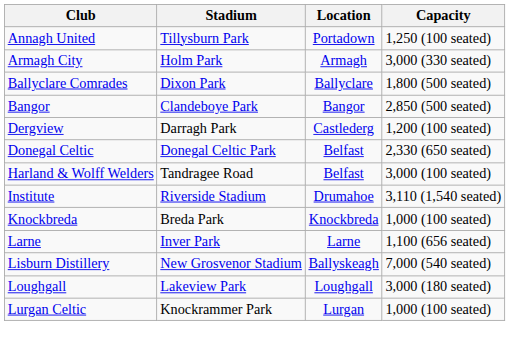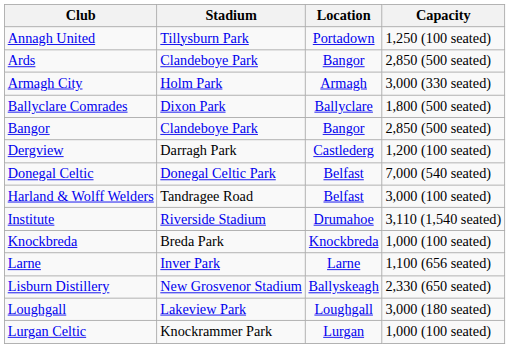+ row: (22, 60)
(438, 151) 2,330 (650 seated) -> (438, 173) 7,000 (540 seated)
(438, 264) 7,000 (540 seated) -> (438, 286) 2,330 (650 seated)
